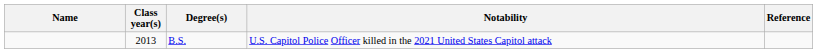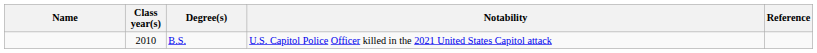(146, 40) 2013 -> (146, 40) 2010
